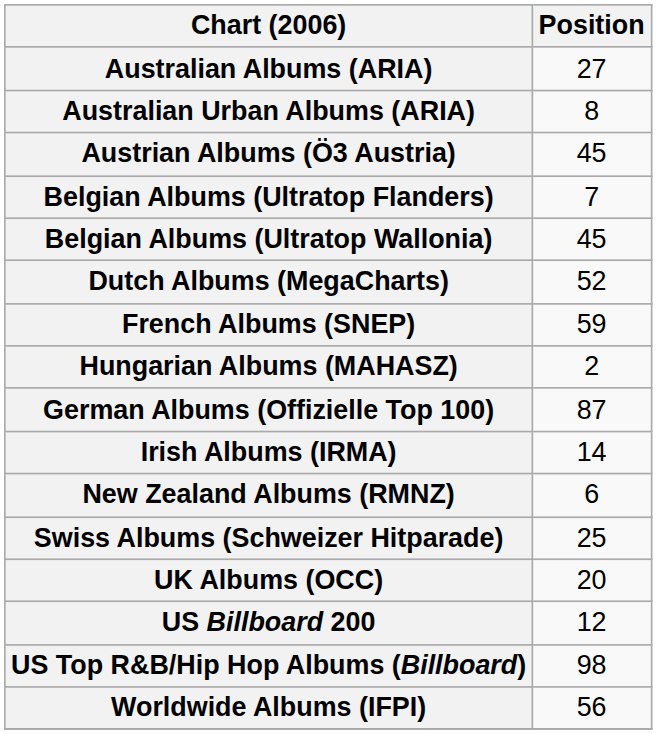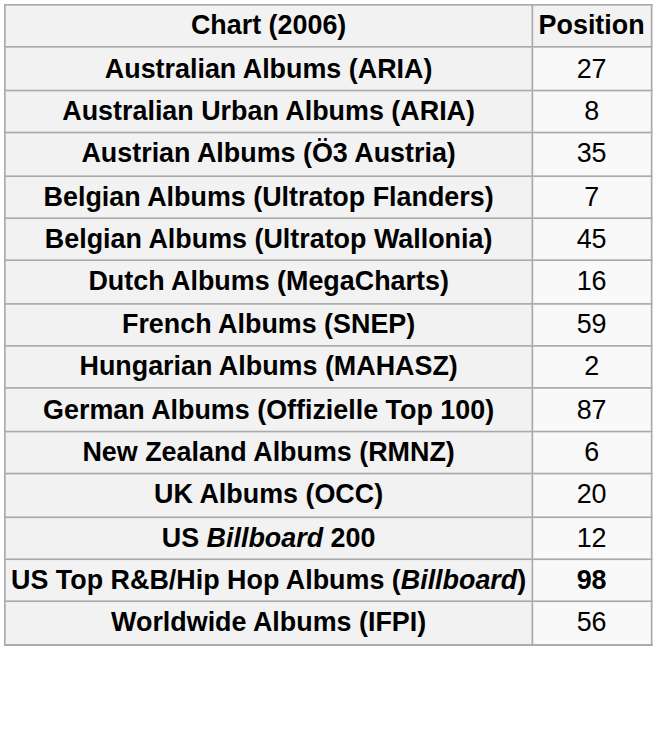(592, 153) 45 -> (592, 153) 35
(592, 281) 52 -> (592, 281) 16
- row: (269, 452)
- row: (269, 537)
(592, 665) normal -> (592, 580) bold
